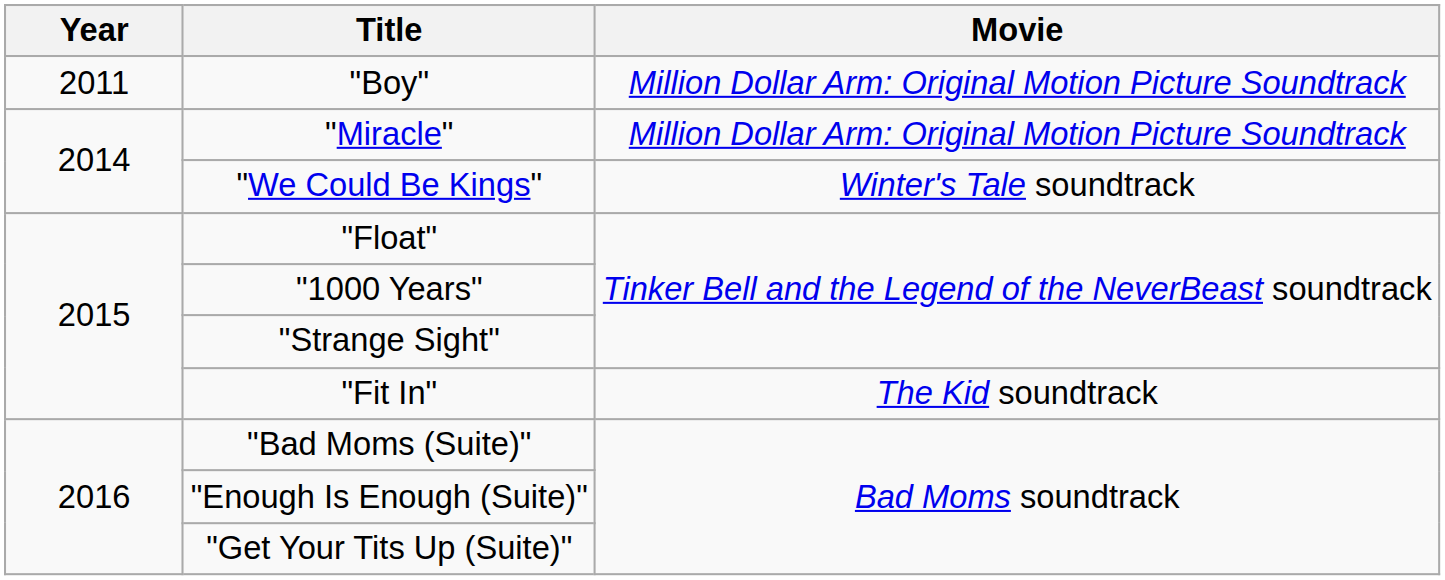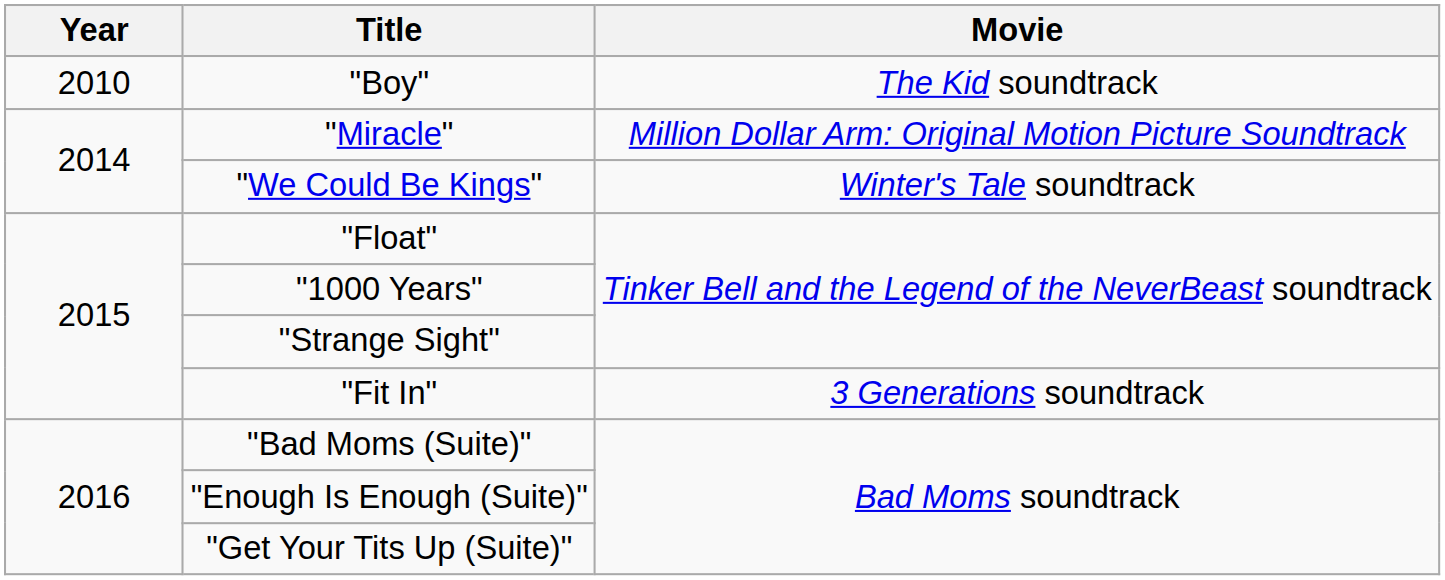(94, 82) 2011 -> (94, 82) 2010
(1017, 82) Million Dollar Arm: Original Motion Picture Soundtrack -> (1017, 82) The Kid soundtrack
(1017, 392) The Kid soundtrack -> (1017, 392) 3 Generations soundtrack
